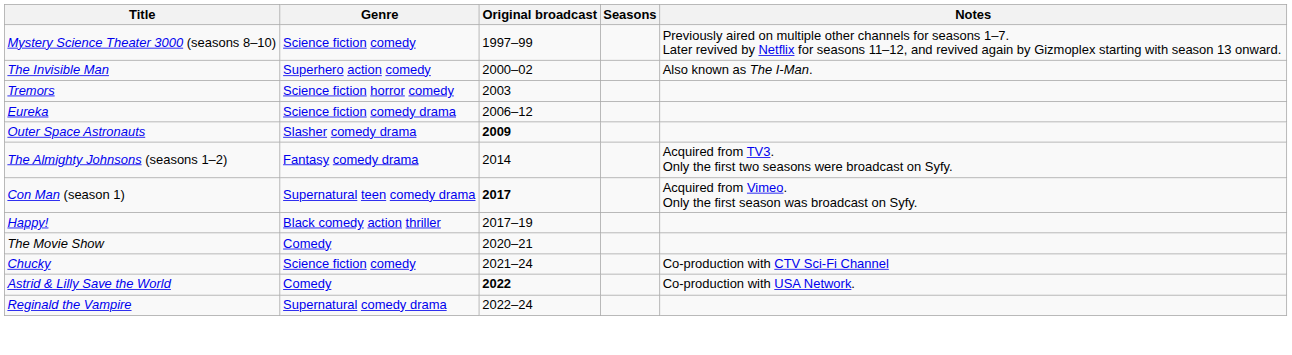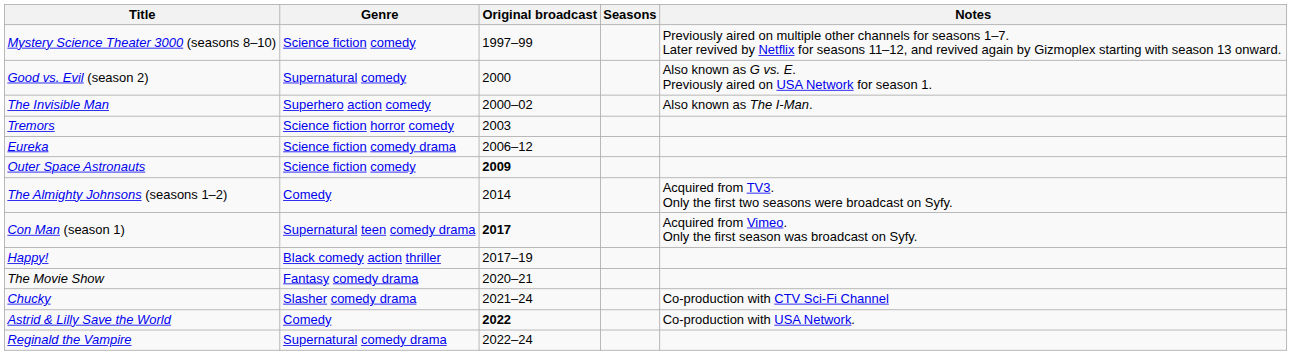+ row: (78, 77)
(350, 132) Slasher comedy drama -> (349, 167) Science fiction comedy
(351, 159) Fantasy comedy drama -> (307, 195) Comedy
(307, 243) Comedy -> (351, 278) Fantasy comedy drama
(349, 264) Science fiction comedy -> (350, 299) Slasher comedy drama
